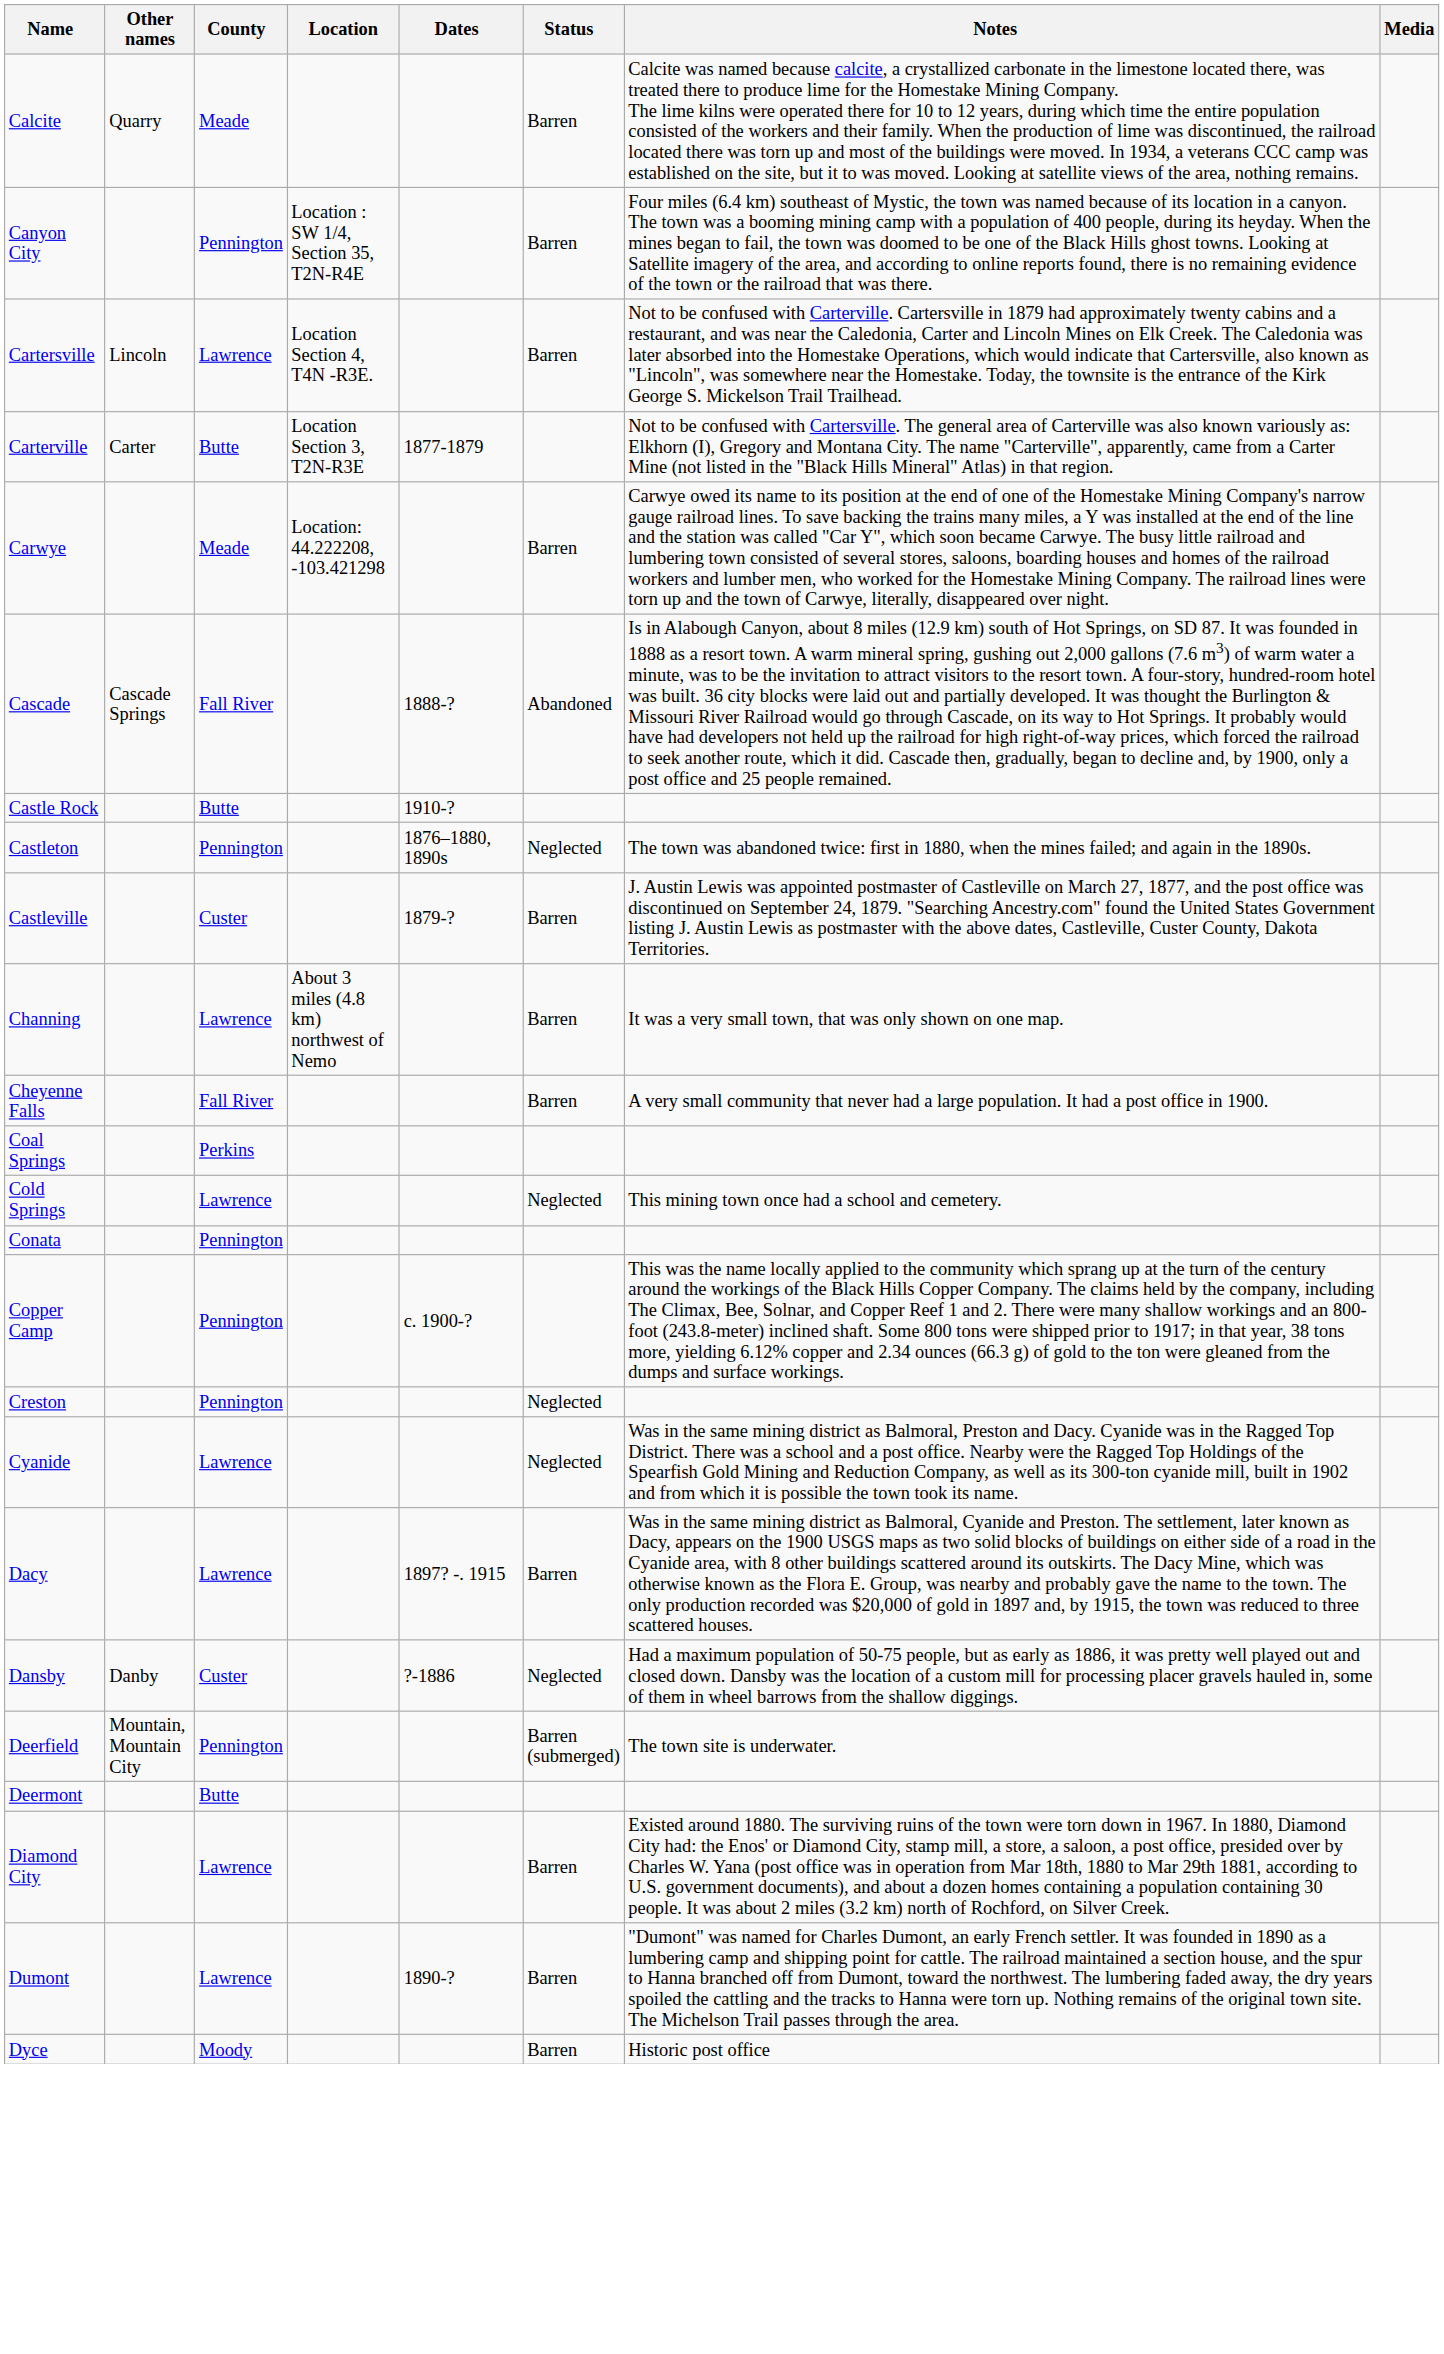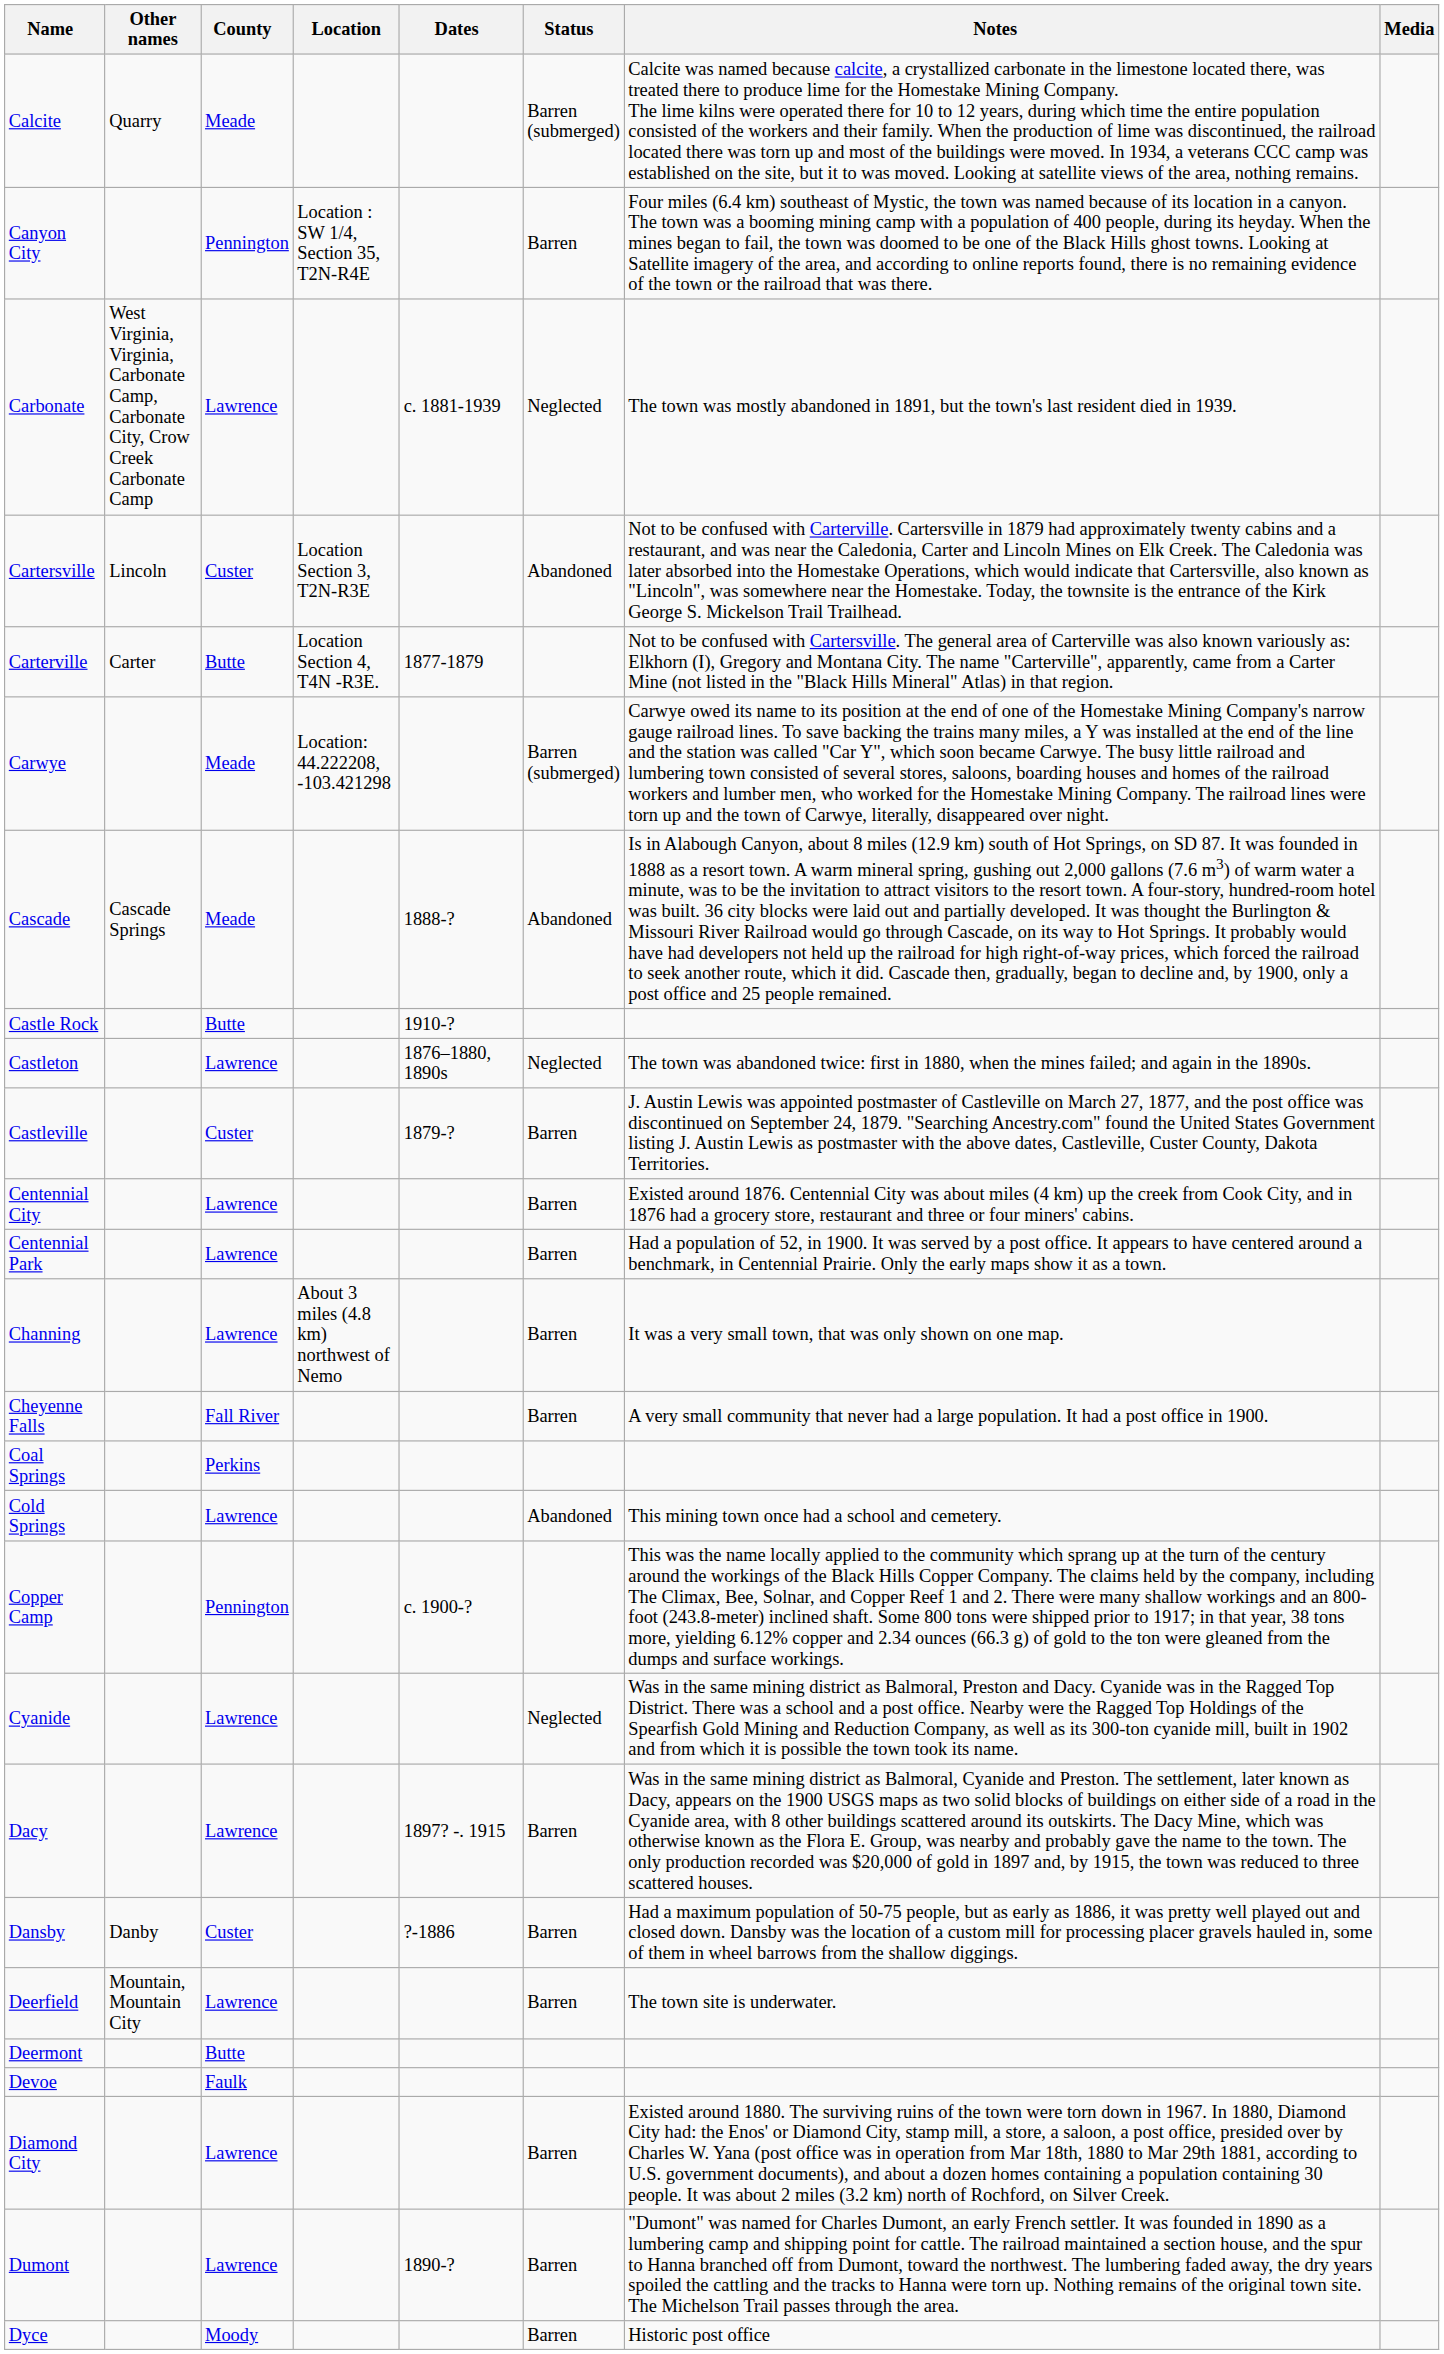(552, 120) Barren -> (573, 120) Barren (submerged)
+ row: (47, 406)
(235, 355) Lawrence -> (229, 570) Custer
(332, 355) Location Section 4, T4N -R3E. -> (334, 570) Location Section 3, T2N-R3E
(552, 355) Barren -> (570, 570) Abandoned
(328, 446) Location Section 3, T2N-R3E -> (338, 661) Location Section 4, T4N -R3E.
(552, 547) Barren -> (573, 763) Barren (submerged)
(236, 703) Fall River -> (230, 919) Meade
(241, 847) Pennington -> (241, 1062) Lawrence
+ row: (49, 1204)
+ row: (49, 1253)
(564, 1200) Neglected -> (570, 1515) Abandoned
- row: (35, 1239)
- row: (37, 1401)
(564, 1675) Neglected -> (552, 1932) Barren
(241, 1746) Pennington -> (241, 2003) Lawrence
(573, 1746) Barren (submerged) -> (552, 2003) Barren
+ row: (33, 2082)
